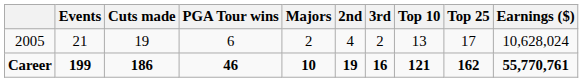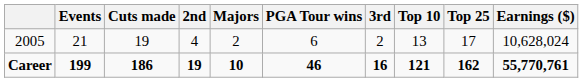columns swapped: (231, 16) <-> (350, 16)
